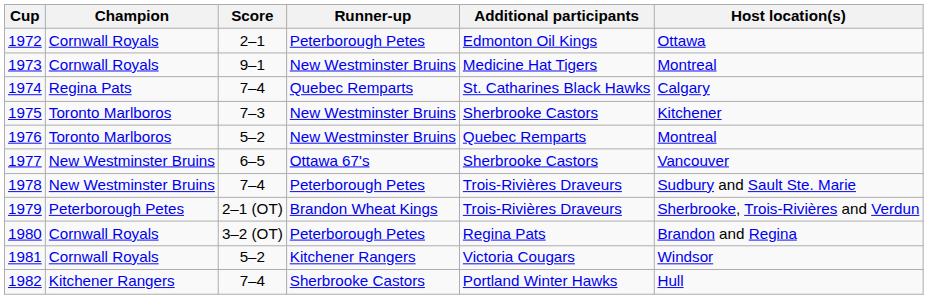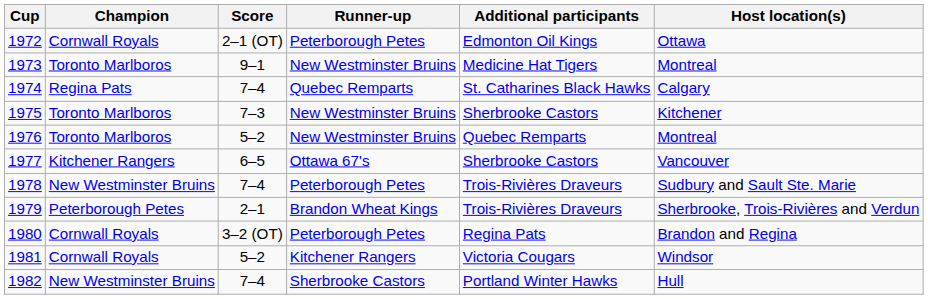(252, 40) 2–1 -> (252, 40) 2–1 (OT)
(104, 64) Cornwall Royals -> (110, 64) Toronto Marlboros
(132, 161) New Westminster Bruins -> (112, 161) Kitchener Rangers
(252, 209) 2–1 (OT) -> (252, 209) 2–1
(112, 281) Kitchener Rangers -> (132, 281) New Westminster Bruins
